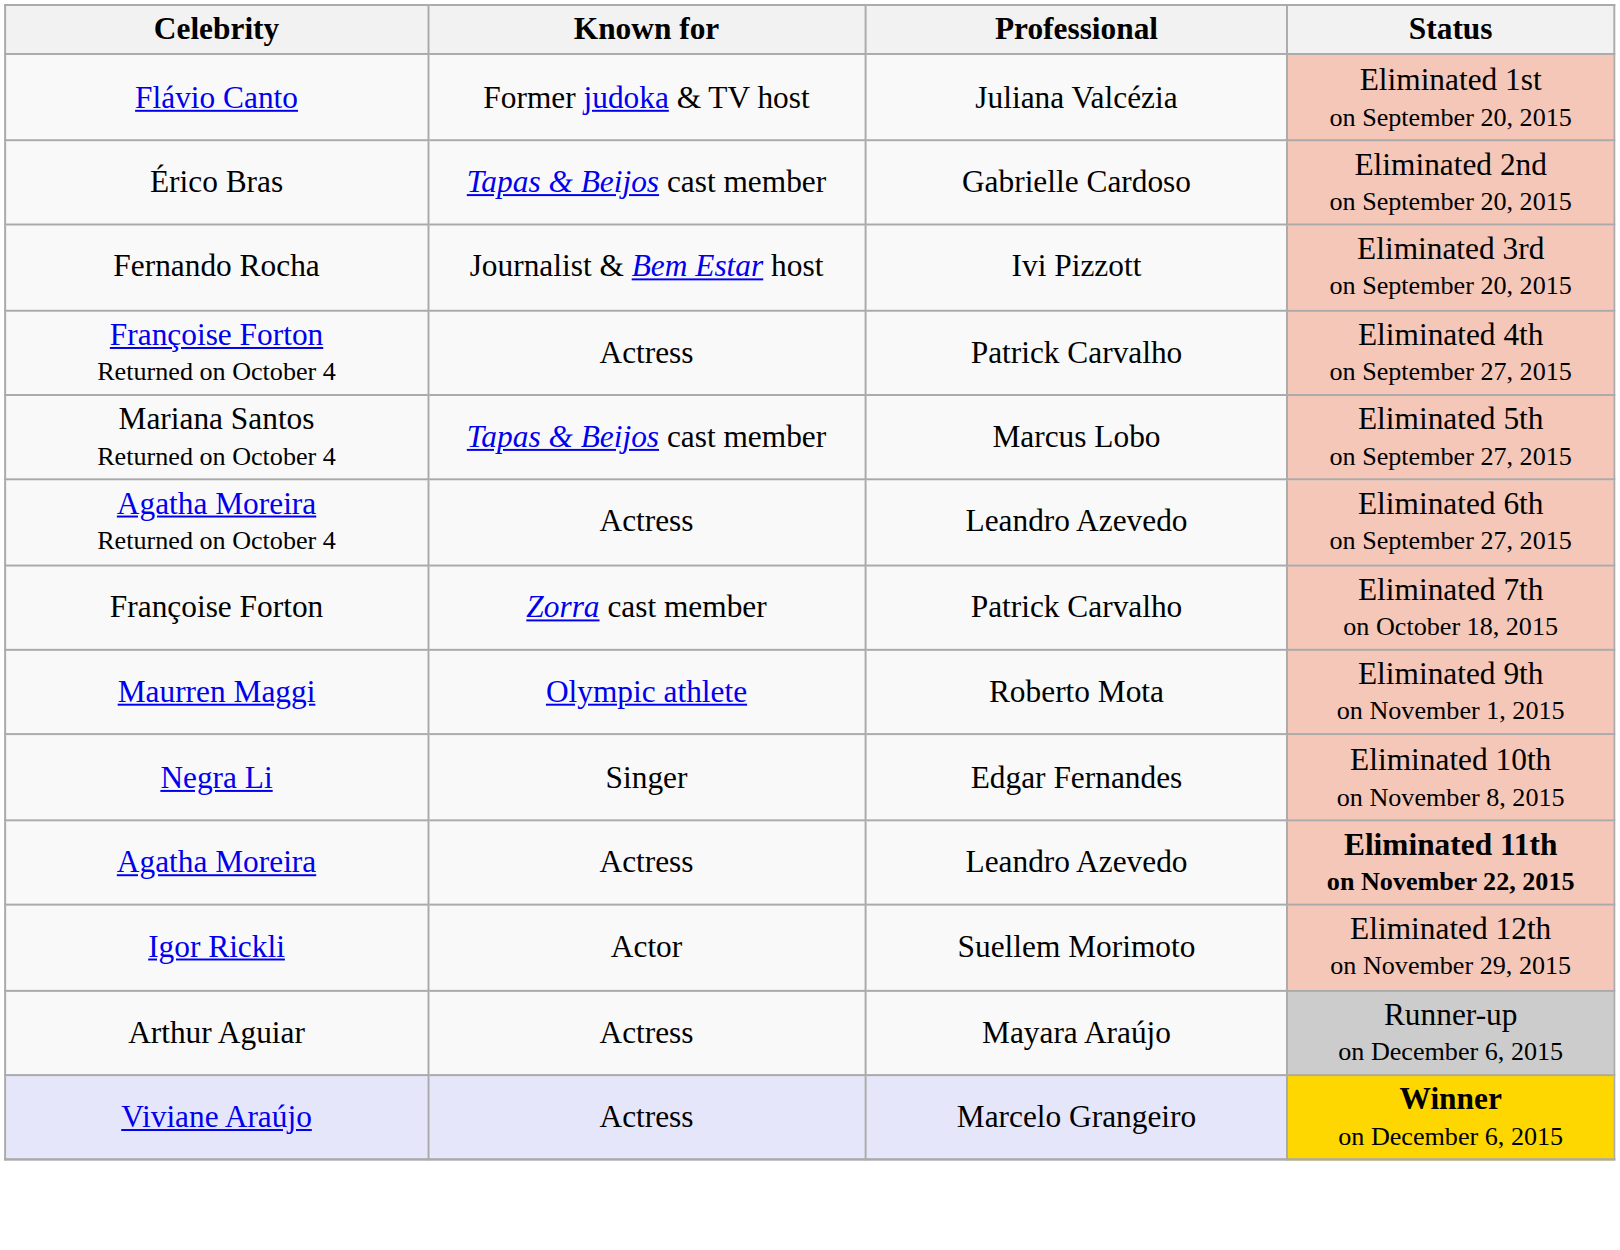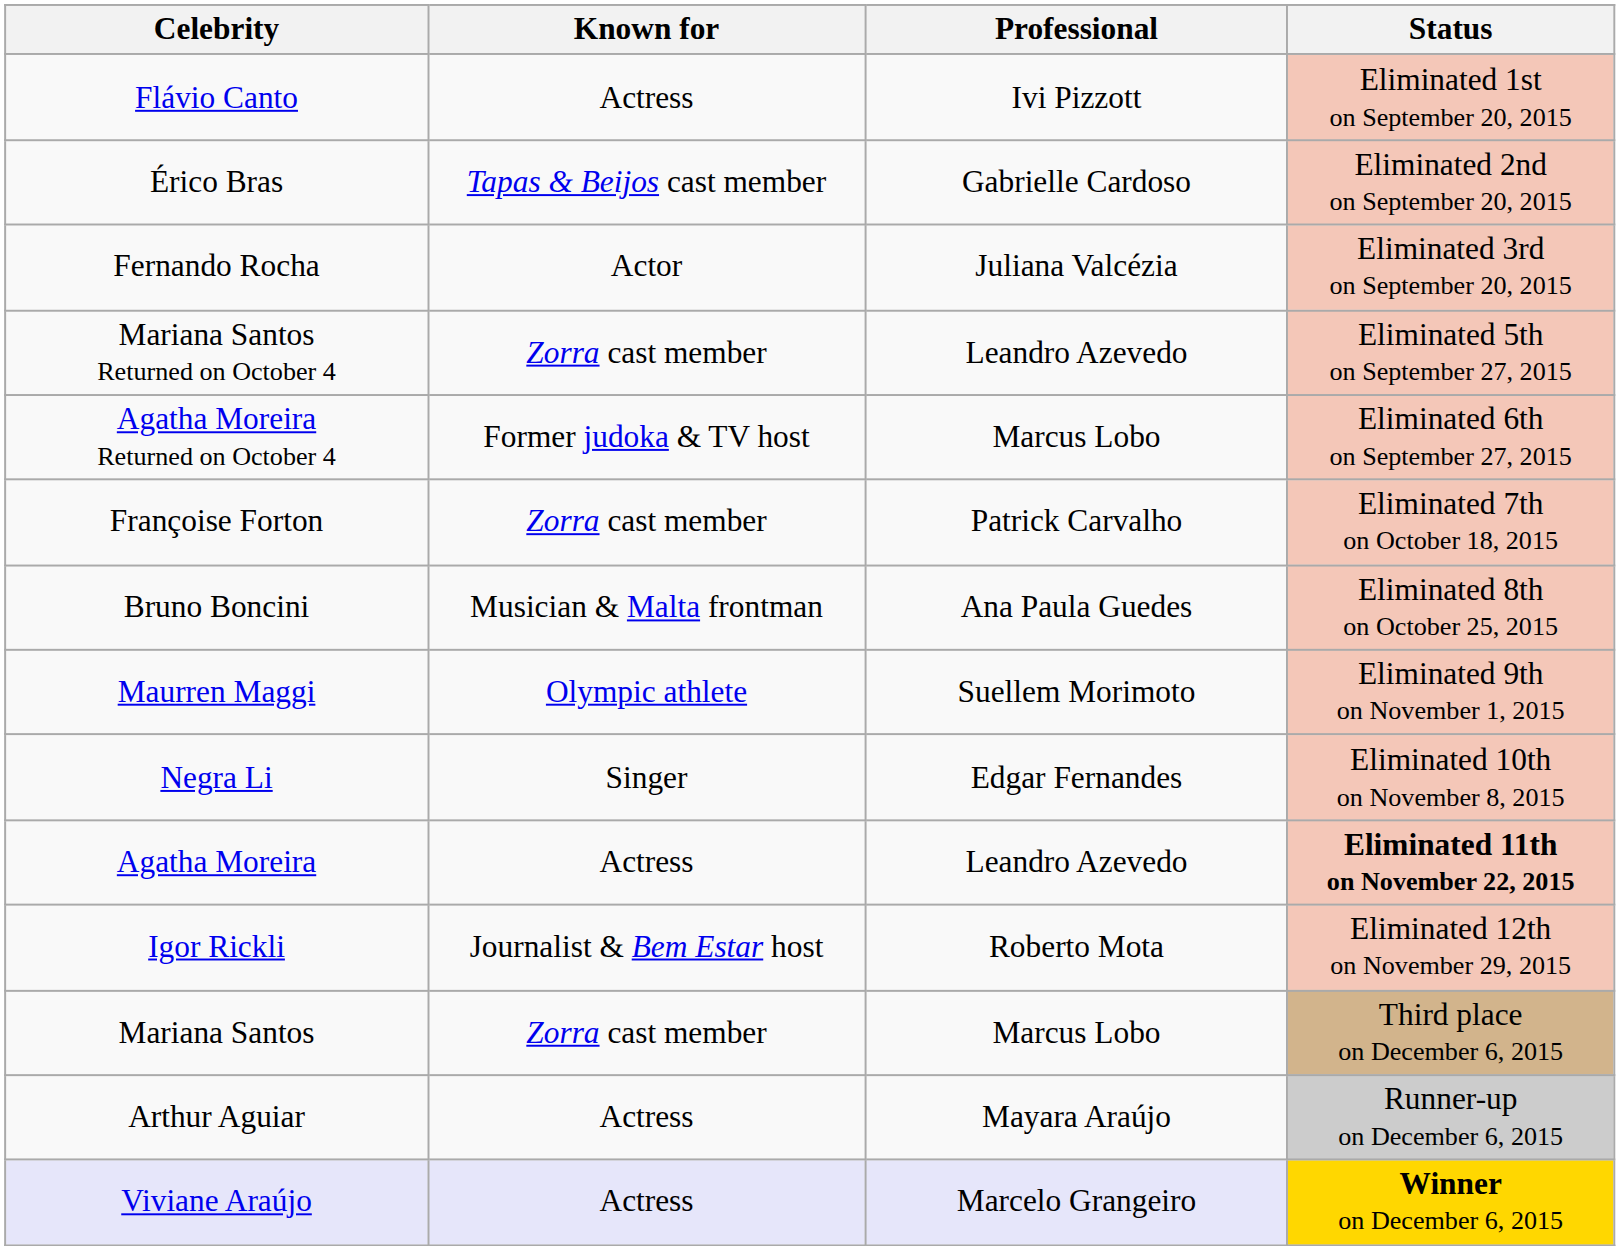(647, 96) Former judoka & TV host -> (647, 96) Actress
(1076, 96) Juliana Valcézia -> (1076, 96) Ivi Pizzott
(647, 266) Journalist & Bem Estar host -> (647, 266) Actor
(1076, 266) Ivi Pizzott -> (1076, 266) Juliana Valcézia
- row: (217, 351)
(647, 436) Tapas & Beijos cast member -> (647, 351) Zorra cast member
(1076, 436) Marcus Lobo -> (1076, 351) Leandro Azevedo
(647, 521) Actress -> (647, 436) Former judoka & TV host
(1076, 521) Leandro Azevedo -> (1076, 436) Marcus Lobo
+ row: (217, 606)
(1076, 691) Roberto Mota -> (1076, 691) Suellem Morimoto
(647, 946) Actor -> (647, 946) Journalist & Bem Estar host
(1076, 946) Suellem Morimoto -> (1076, 946) Roberto Mota
+ row: (217, 1031)
